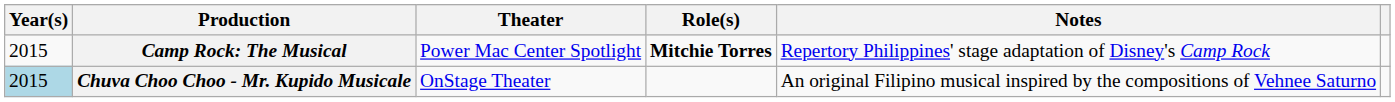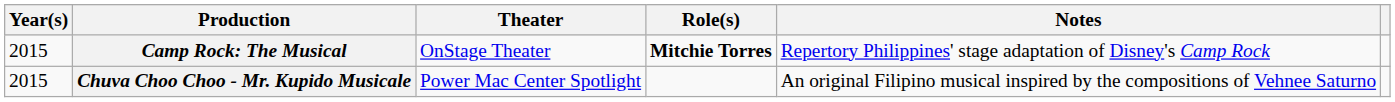(531, 50) Power Mac Center Spotlight -> (485, 50) OnStage Theater
(28, 81) lightblue background -> (28, 81) no background
(485, 81) OnStage Theater -> (531, 81) Power Mac Center Spotlight
